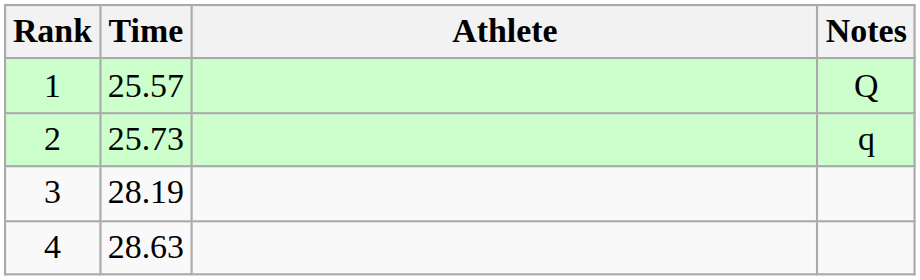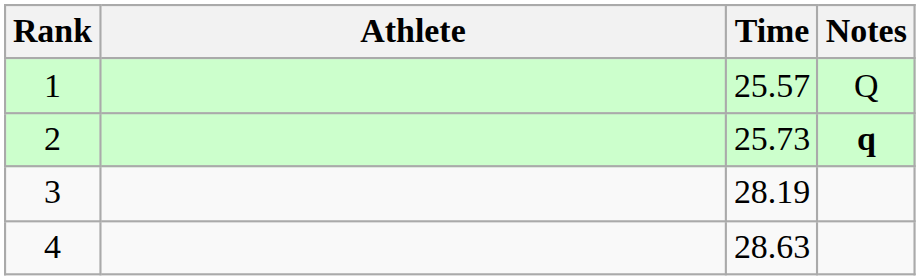columns swapped: (505, 31) <-> (146, 31)
(866, 138) normal -> (866, 138) bold
